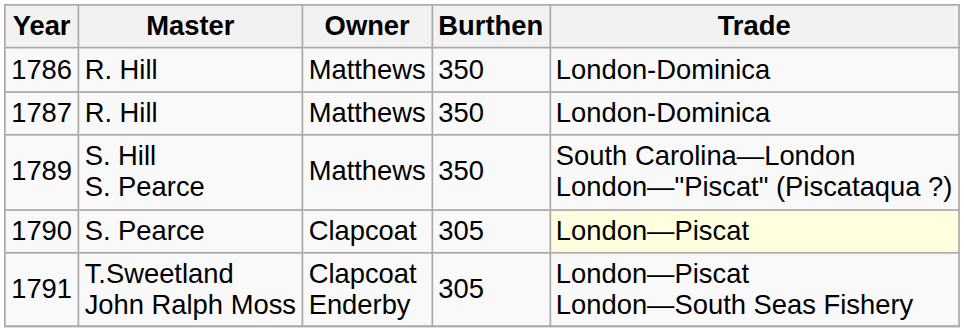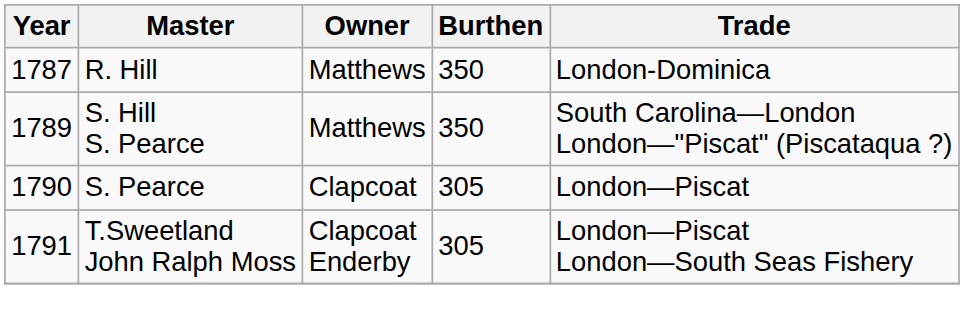- row: (42, 69)
(652, 230) lightyellow background -> (652, 187) no background
